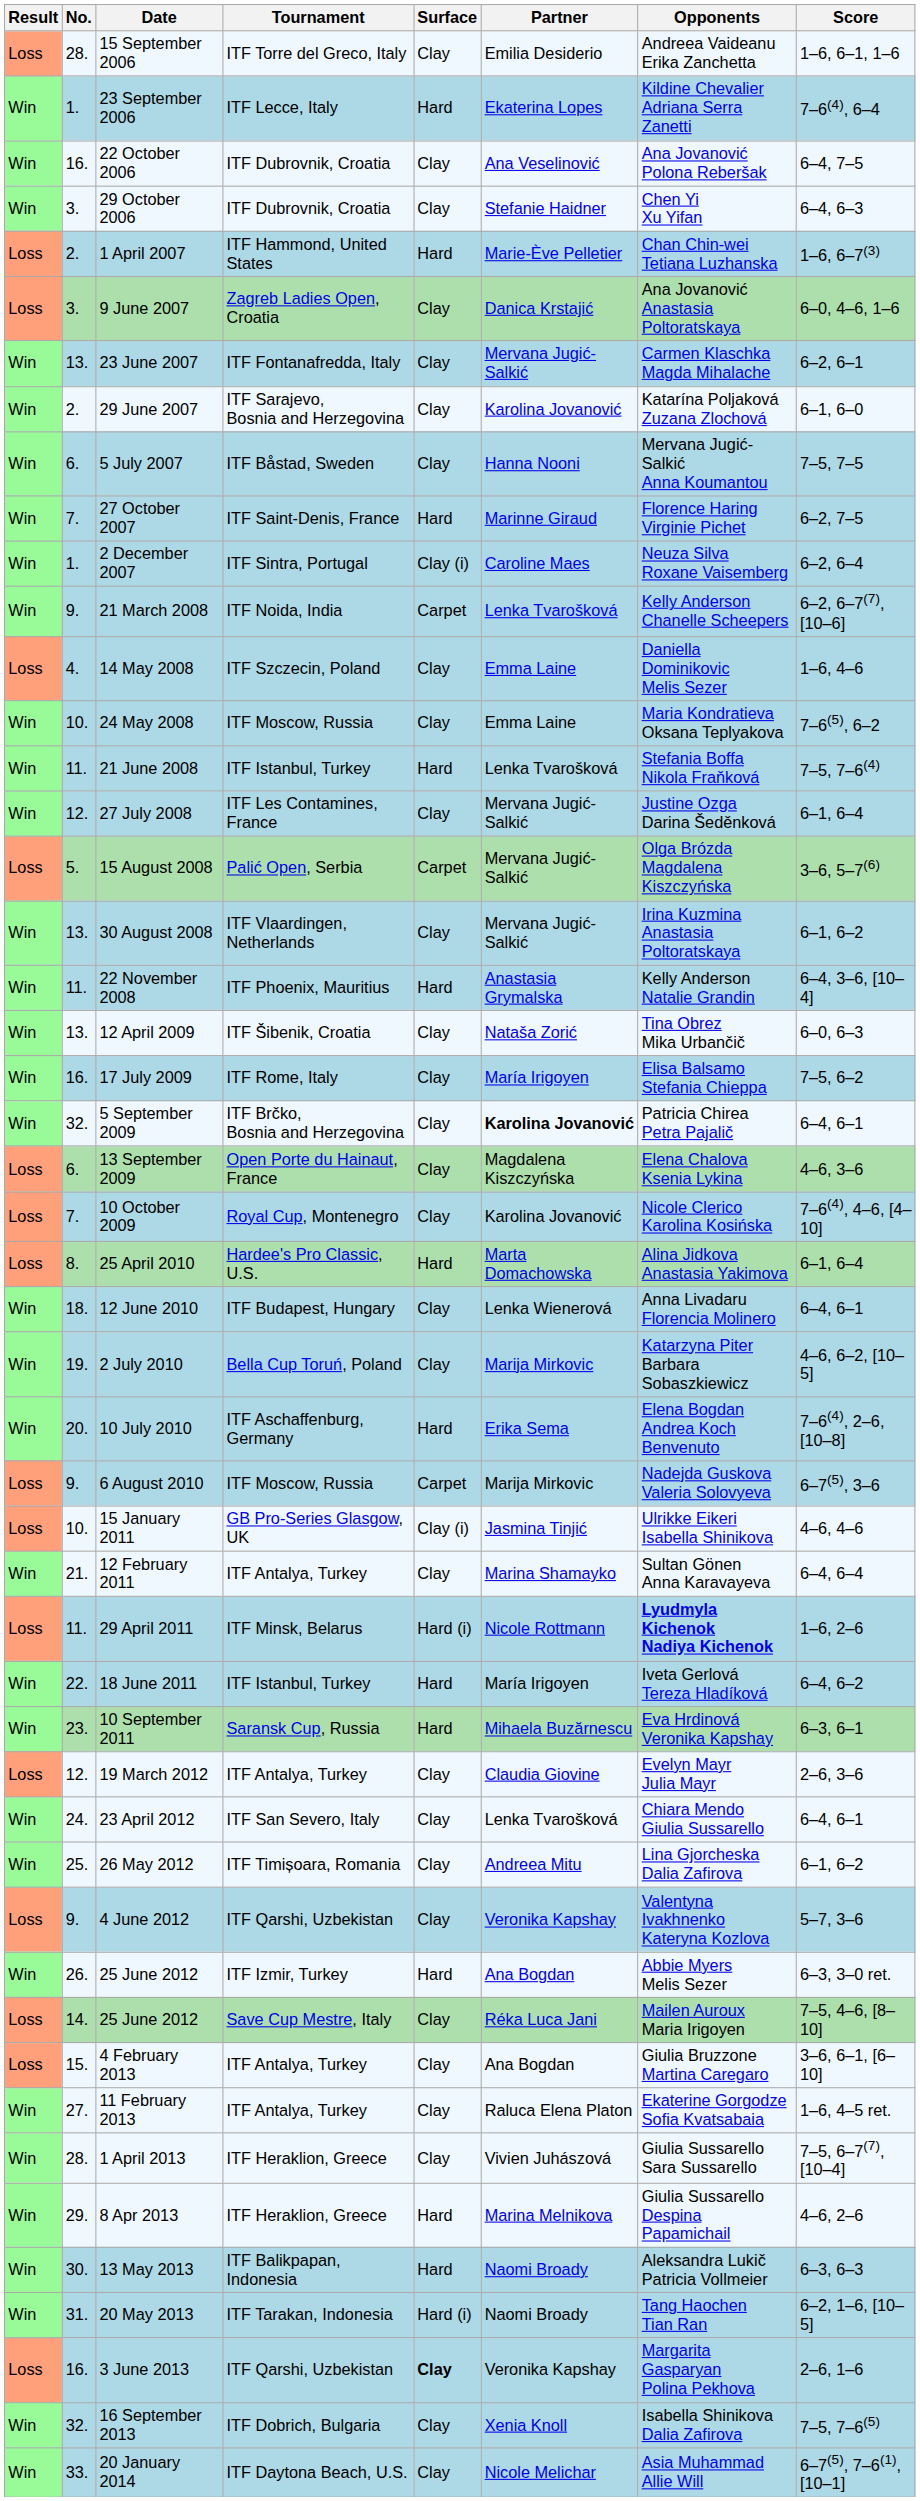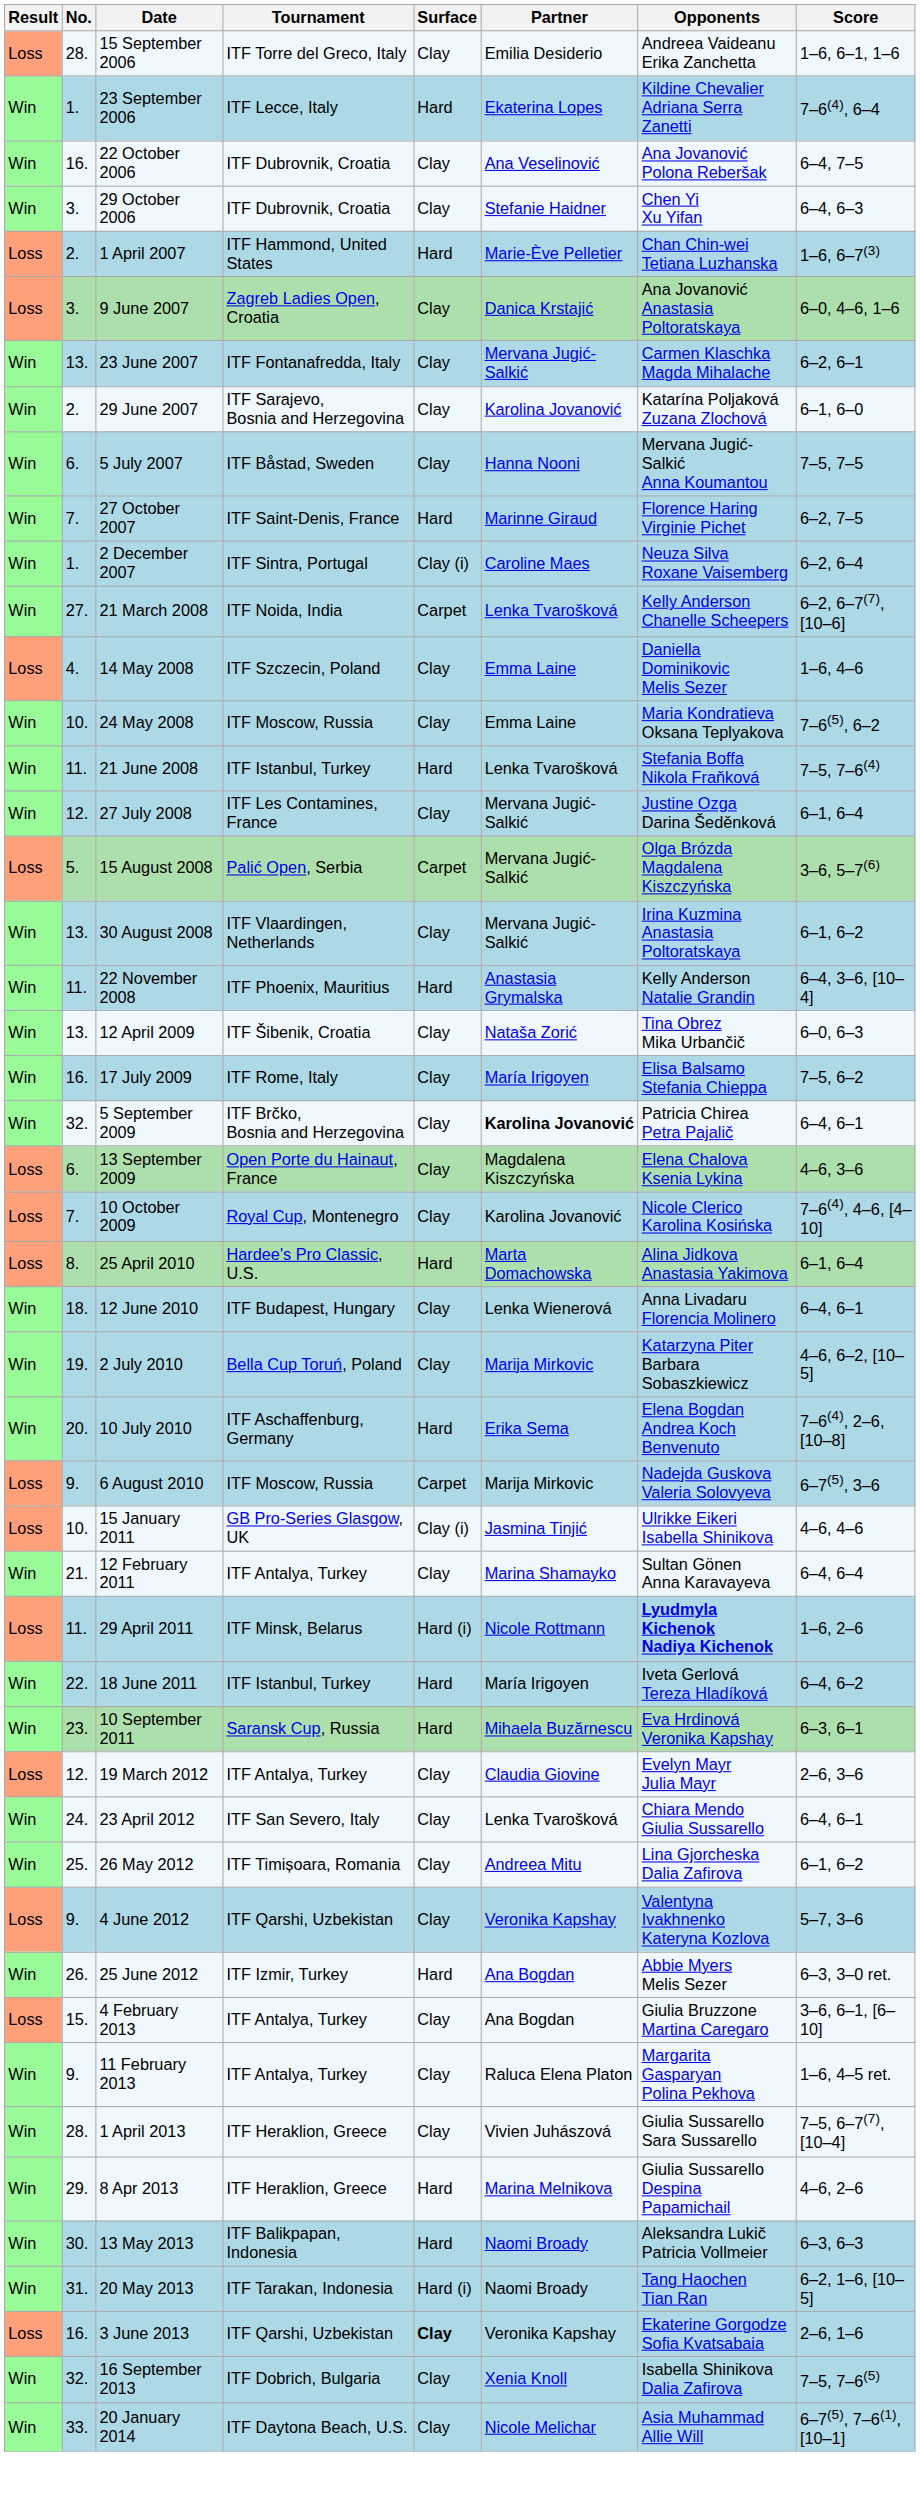(72, 610) 9. -> (77, 610) 27.
- row: (149, 2019)
(77, 2110) 27. -> (72, 2074) 9.
(714, 2110) Ekaterine Gorgodze Sofia Kvatsabaia -> (698, 2074) Margarita Gasparyan Polina Pekhova
(698, 2369) Margarita Gasparyan Polina Pekhova -> (714, 2333) Ekaterine Gorgodze Sofia Kvatsabaia
